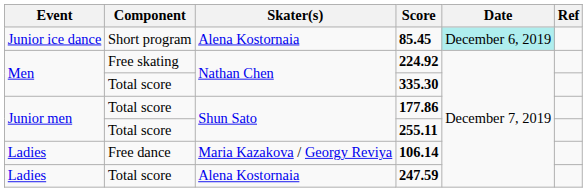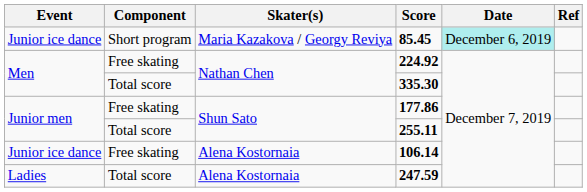(249, 38) Alena Kostornaia -> (295, 38) Maria Kazakova / Georgy Reviya
(140, 107) Total score -> (143, 107) Free skating
(27, 152) Ladies -> (55, 152) Junior ice dance
(139, 152) Free dance -> (143, 152) Free skating
(295, 152) Maria Kazakova / Georgy Reviya -> (249, 152) Alena Kostornaia
